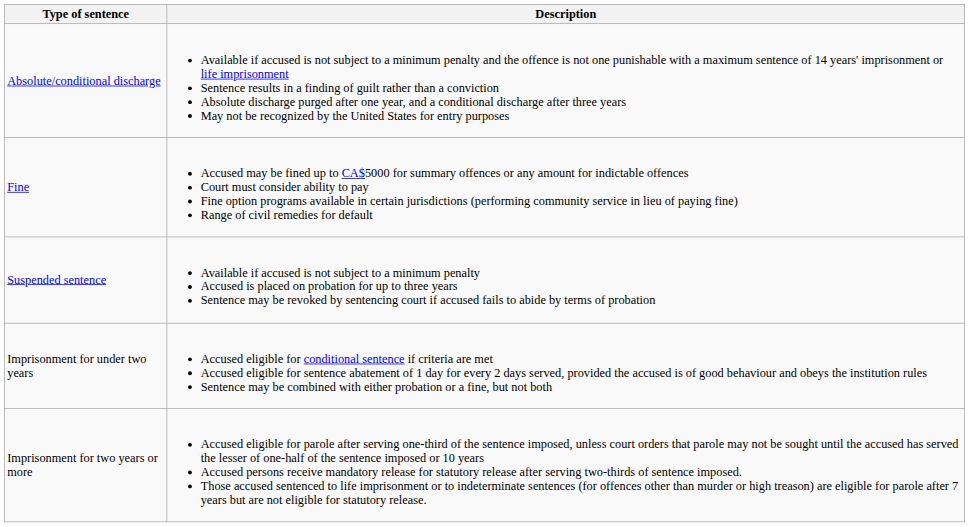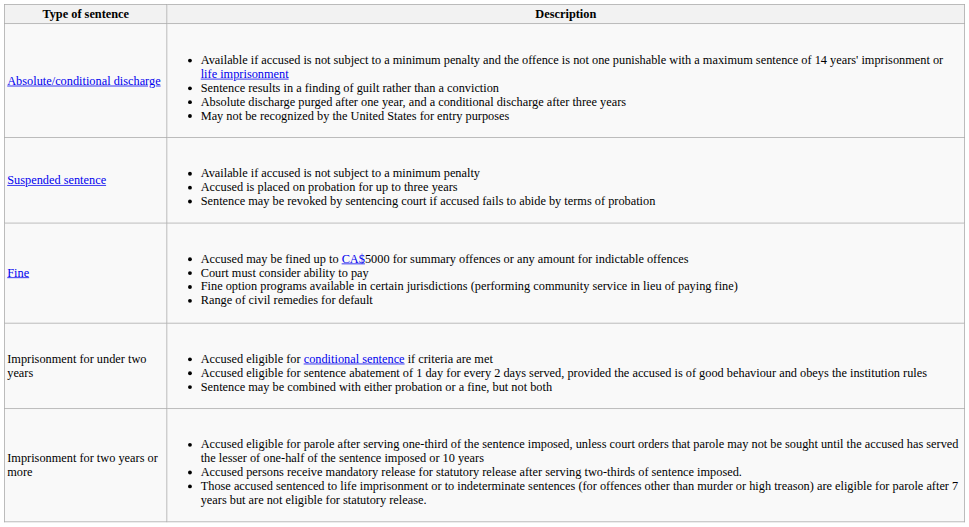rows swapped: (57, 280) <-> (18, 187)
